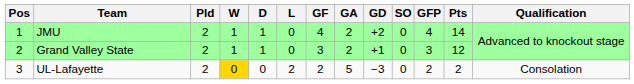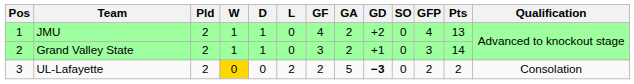(458, 32) 14 -> (458, 32) 13
(458, 50) 12 -> (458, 50) 14
(378, 69) normal -> (378, 69) bold
